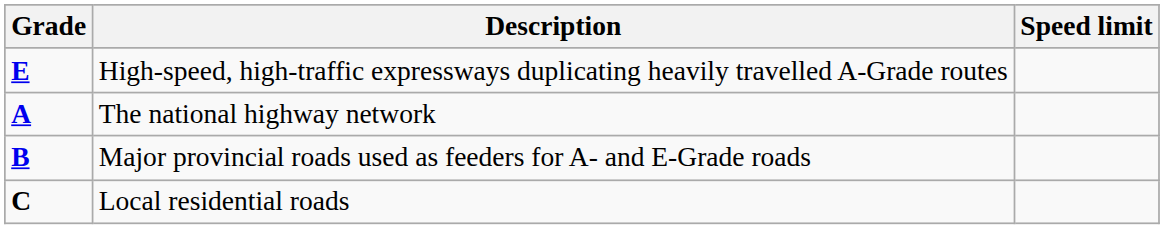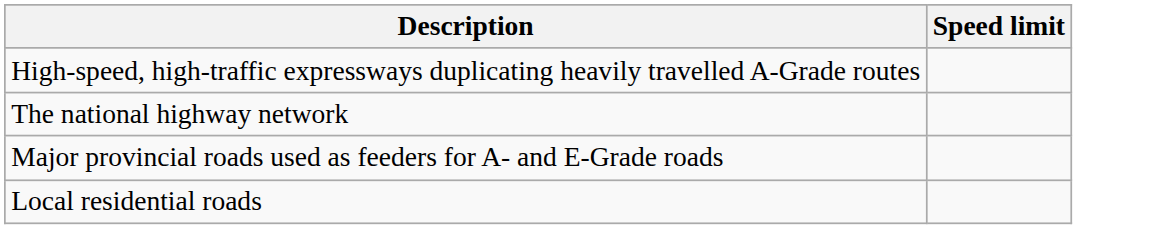- column: (49, 26)
